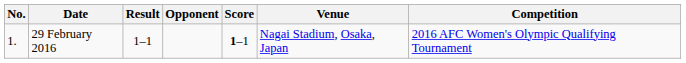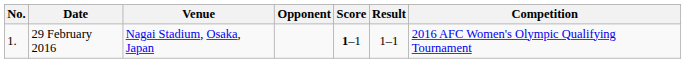columns swapped: (333, 14) <-> (143, 14)
